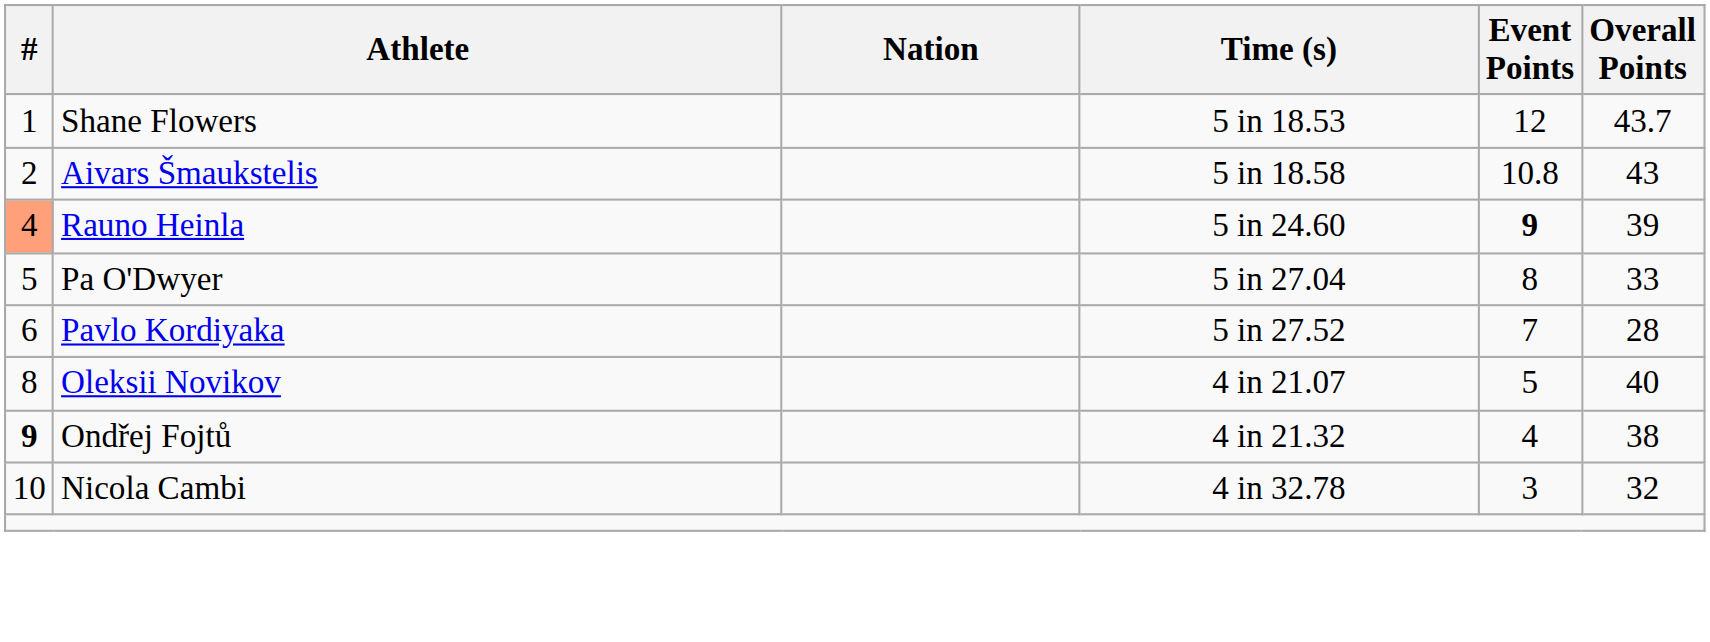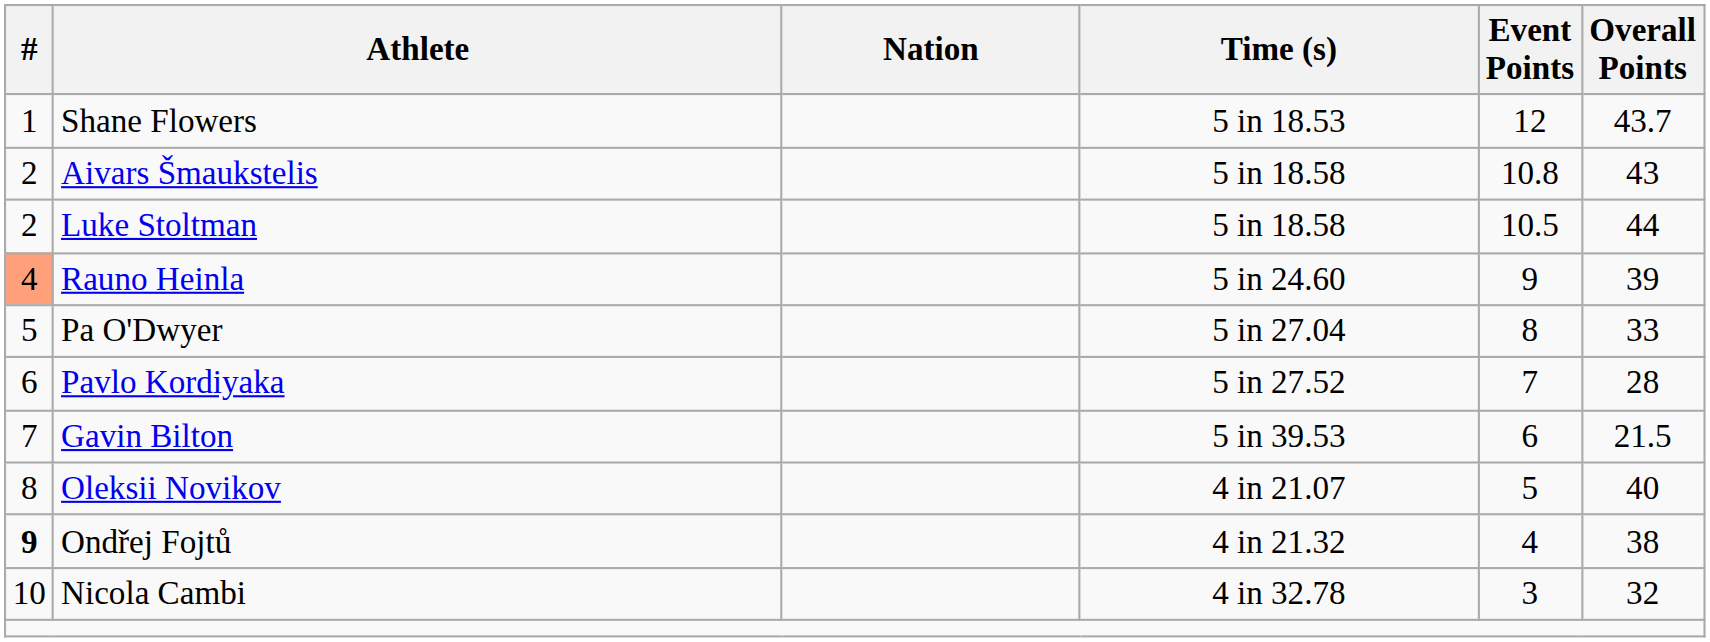+ row: (159, 225)
(1530, 225) bold -> (1530, 278) normal
+ row: (147, 435)
